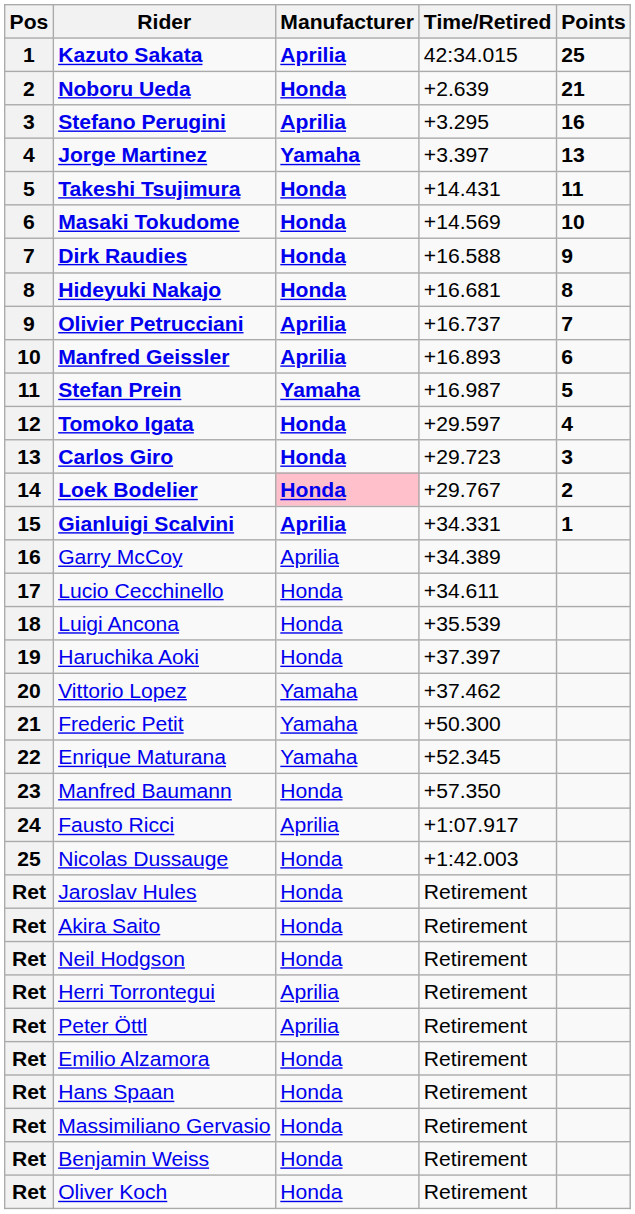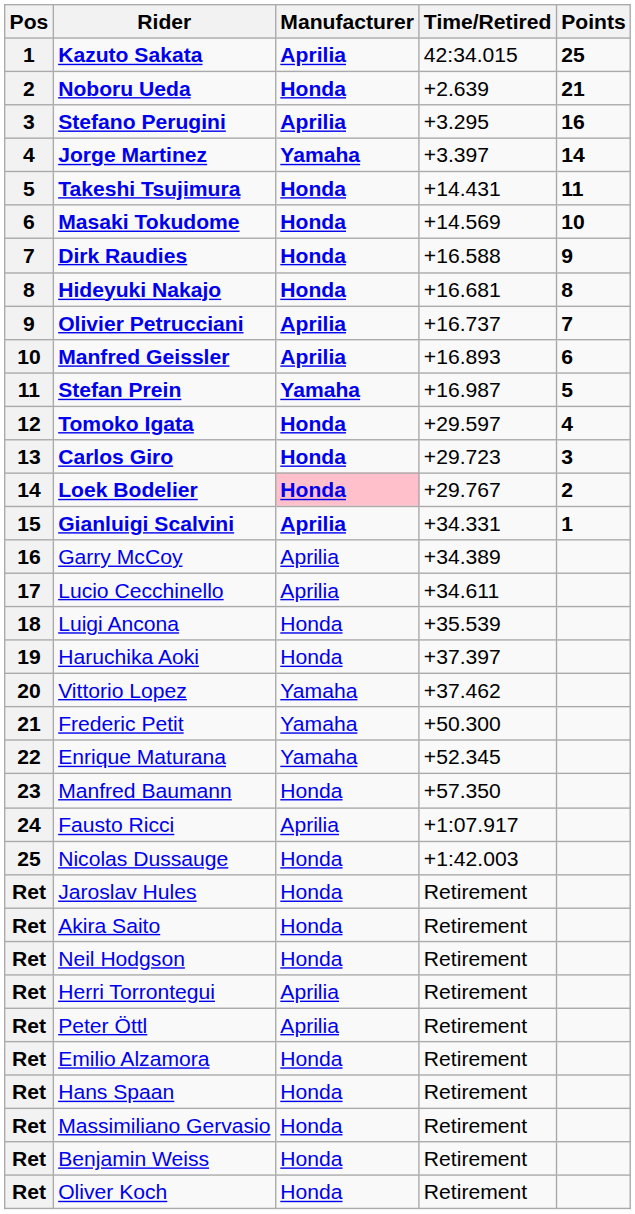(573, 155) 13 -> (573, 155) 14
(311, 590) Honda -> (310, 590) Aprilia
